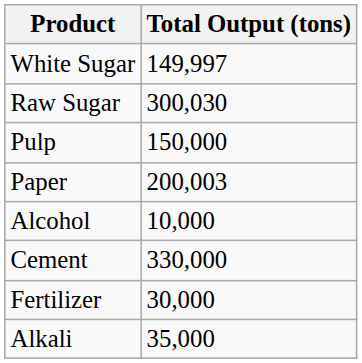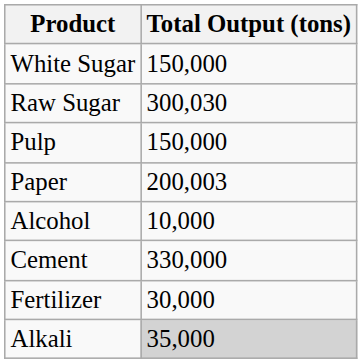(187, 63) 149,997 -> (187, 63) 150,000
(181, 338) no background -> (181, 338) lightgrey background
